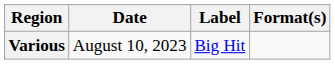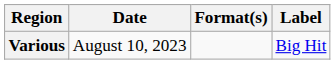columns swapped: (290, 18) <-> (220, 18)
